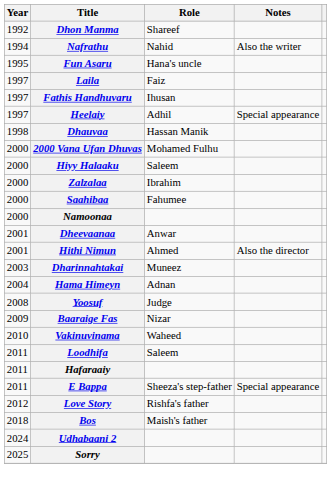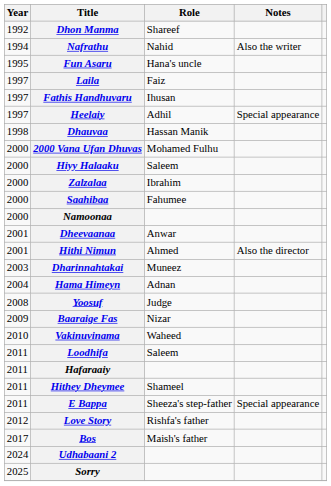+ row: (88, 387)
(18, 421) 2018 -> (18, 438) 2017
